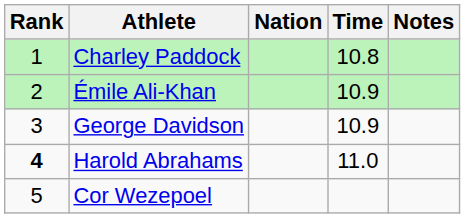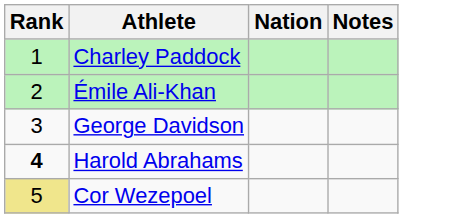- column: (358, 21)
(37, 195) no background -> (37, 195) khaki background
